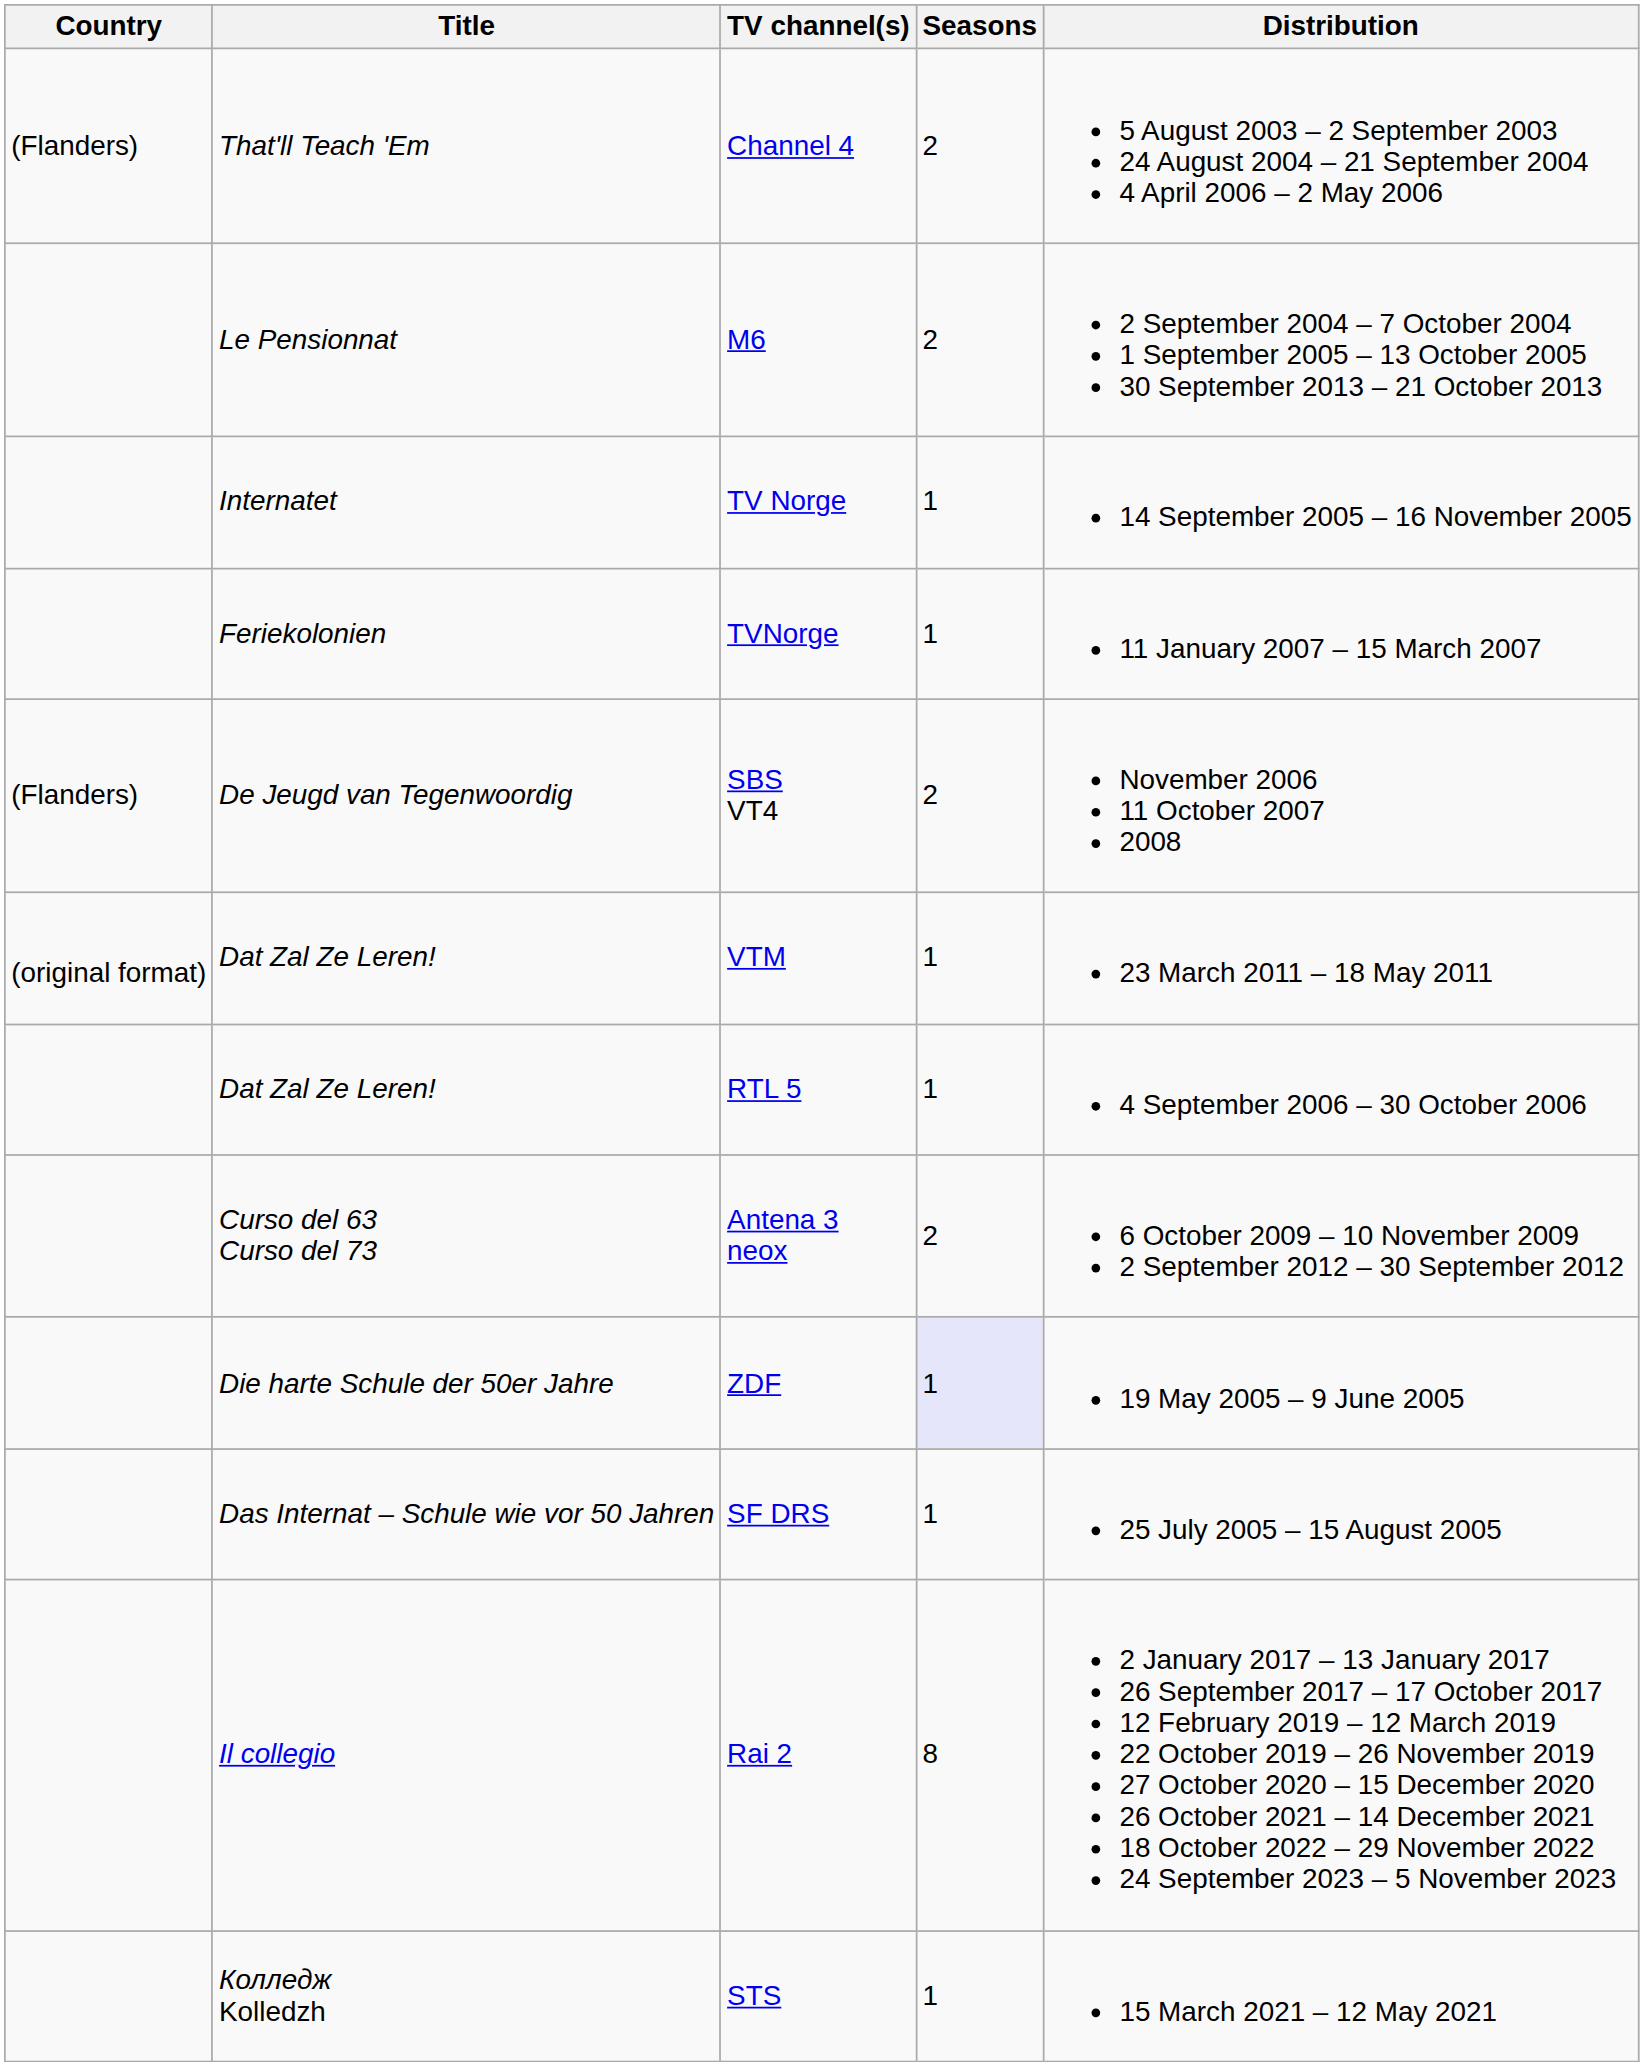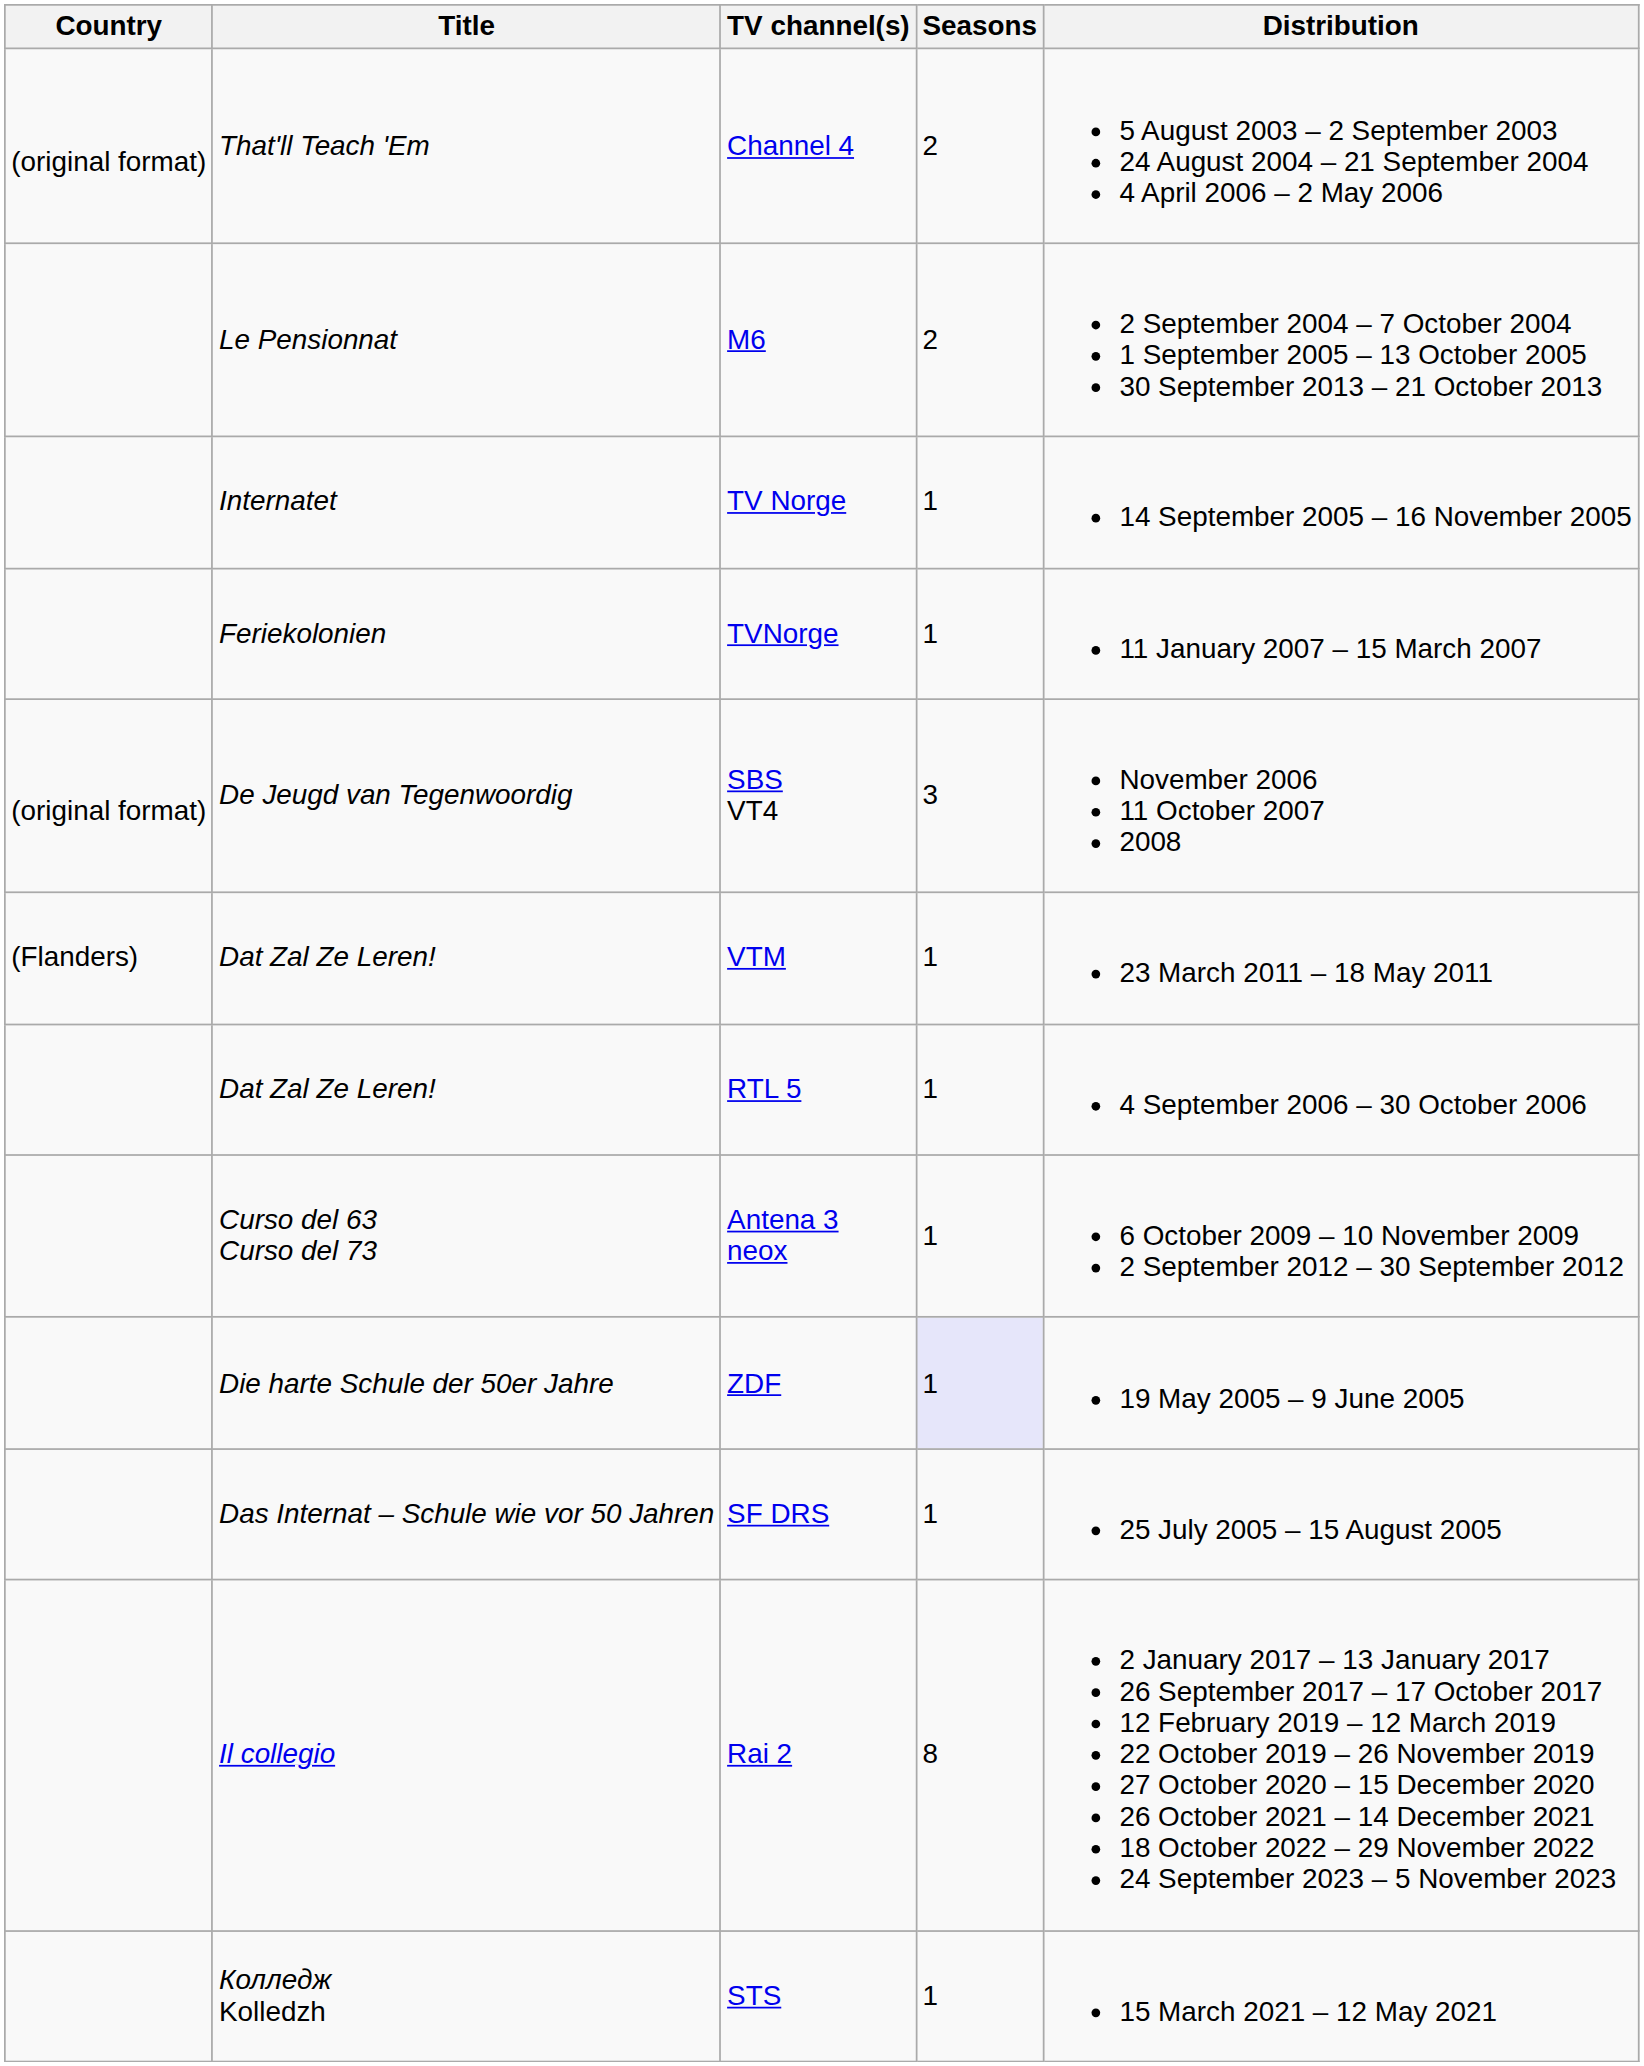(75, 145) (Flanders) -> (109, 161) (original format)
(75, 795) (Flanders) -> (109, 811) (original format)
(930, 795) 2 -> (930, 795) 3
(109, 973) (original format) -> (75, 957) (Flanders)
(930, 1235) 2 -> (930, 1235) 1
